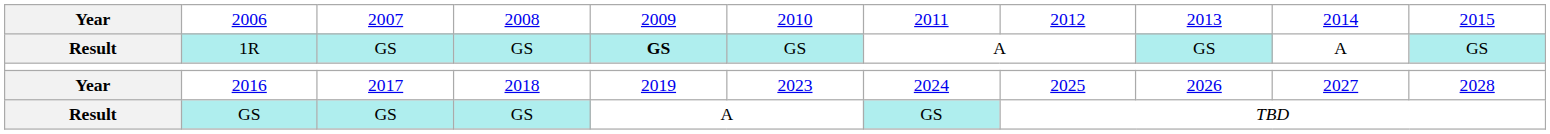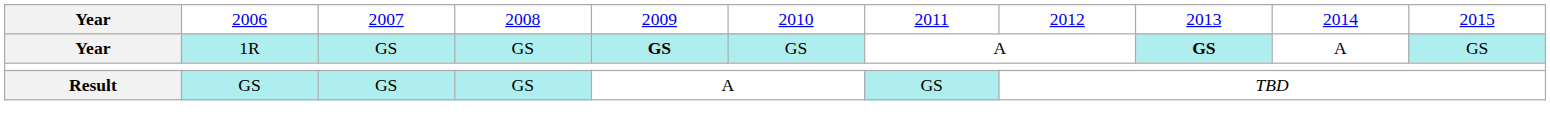(93, 48) Result -> (93, 48) Year
(1204, 48) normal -> (1204, 48) bold
- row: (249, 85)
